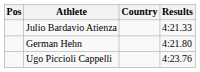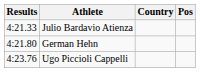columns swapped: (14, 12) <-> (177, 12)
